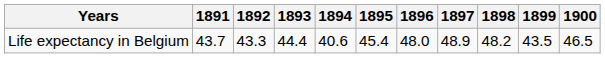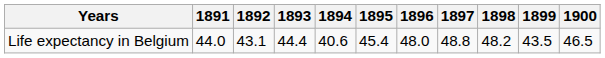(211, 40) 43.7 -> (211, 40) 44.0
(251, 40) 43.3 -> (251, 40) 43.1
(456, 40) 48.9 -> (456, 40) 48.8
